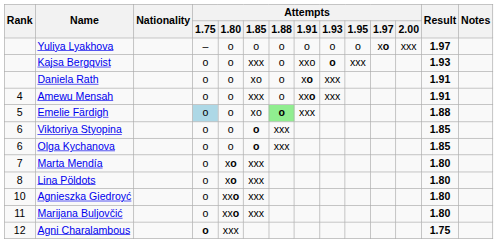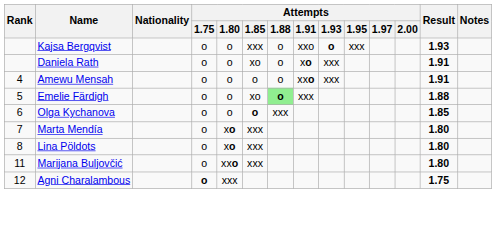- row: (75, 46)
(256, 96) xxx -> (255, 79) o
(205, 113) lightblue background -> (204, 96) no background
- row: (80, 130)
- row: (84, 197)
